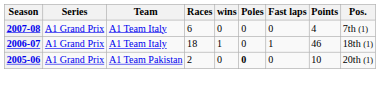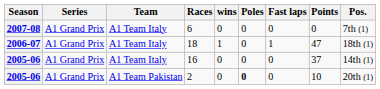(314, 28) 4 -> (314, 28) 0
(316, 44) 46 -> (316, 44) 47
+ row: (192, 60)
